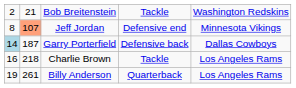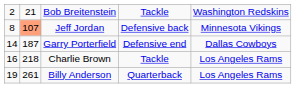(155, 28) Defensive end -> (155, 28) Defensive back
(12, 43) lightblue background -> (12, 43) no background
(155, 43) Defensive back -> (155, 43) Defensive end
